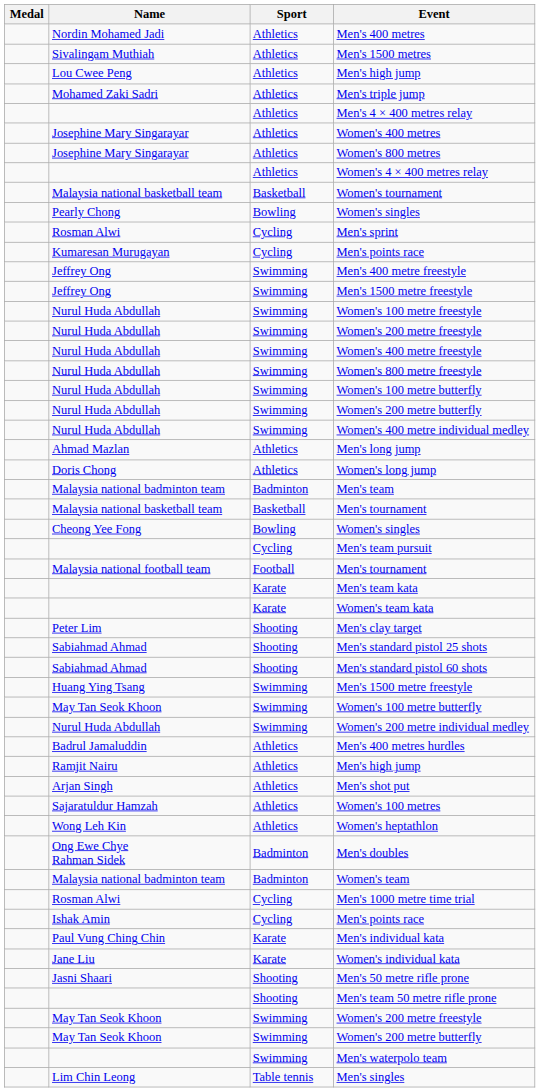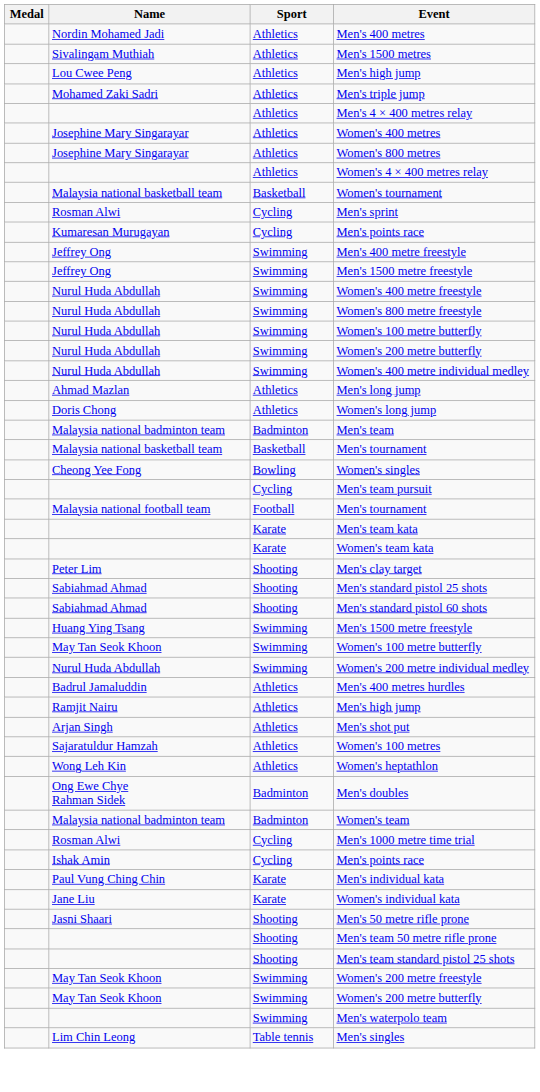- row: (86, 212)
- row: (106, 311)
- row: (106, 331)
+ row: (150, 959)
